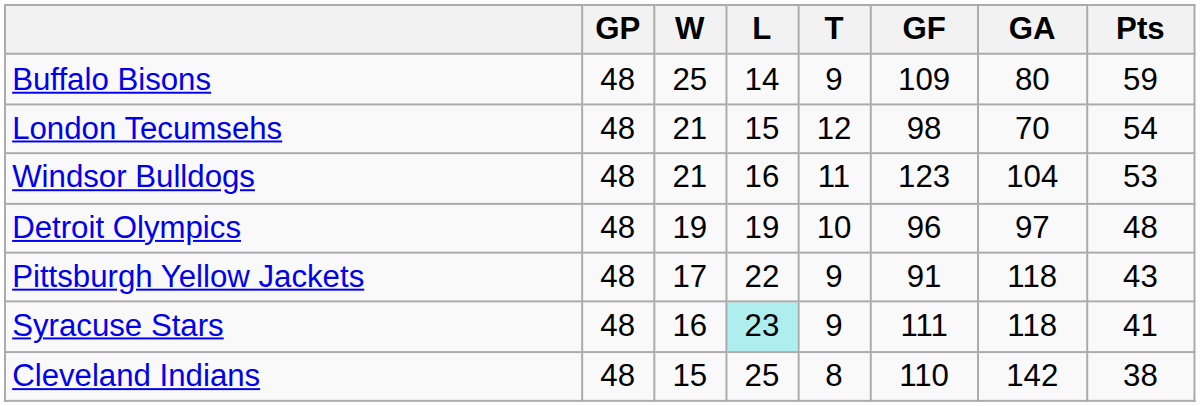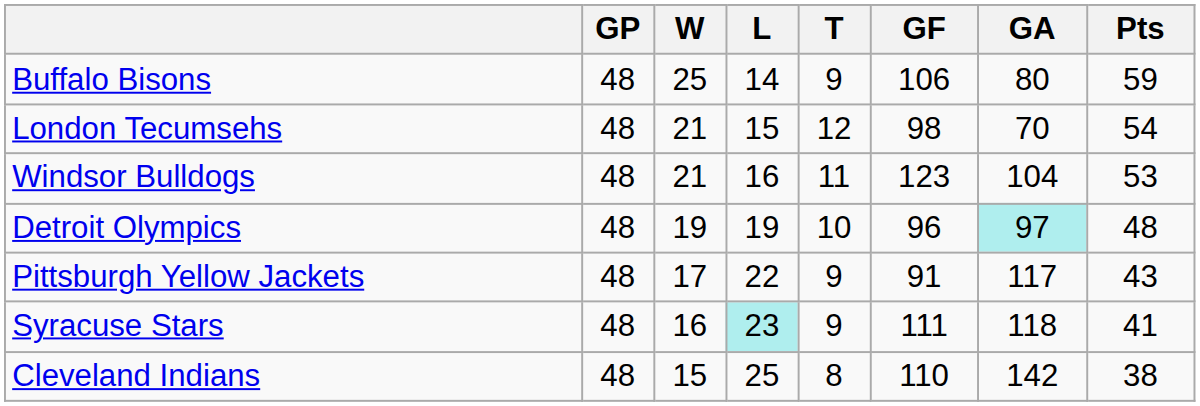(924, 78) 109 -> (924, 78) 106
(1032, 227) no background -> (1032, 227) paleturquoise background
(1032, 276) 118 -> (1032, 276) 117
